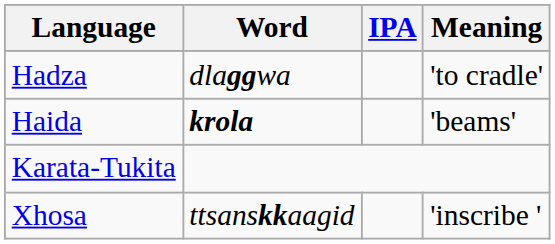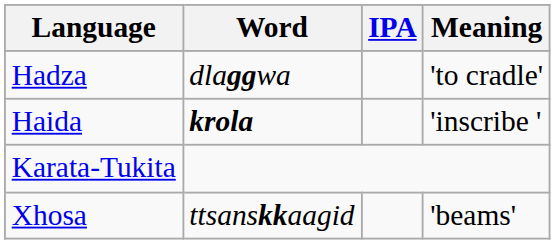(473, 121) 'beams' -> (486, 121) 'inscribe '
(486, 214) 'inscribe ' -> (473, 214) 'beams'
